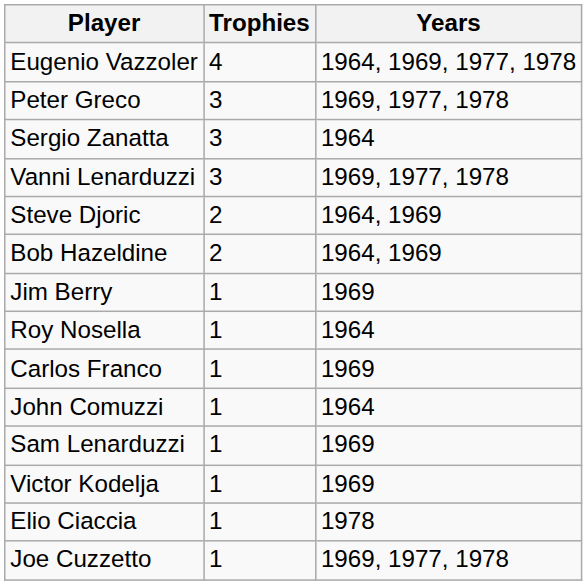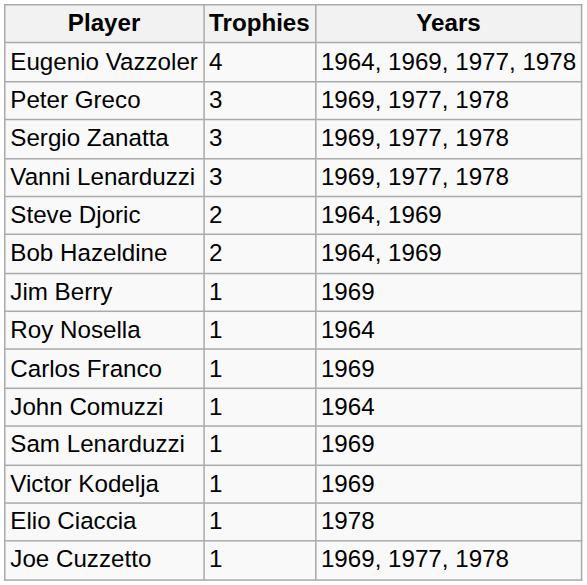(348, 138) 1964 -> (415, 138) 1969, 1977, 1978
